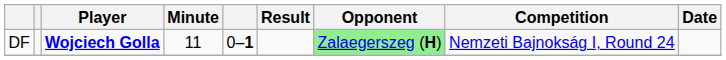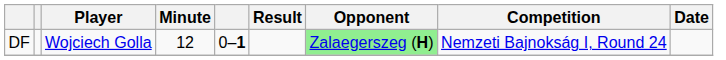(102, 42) bold -> (98, 42) normal
(193, 42) 11 -> (185, 42) 12
